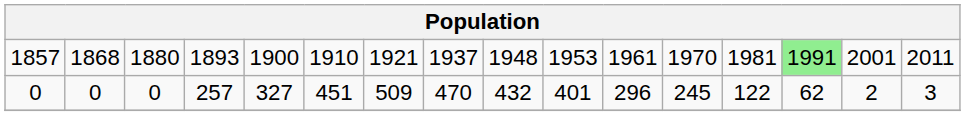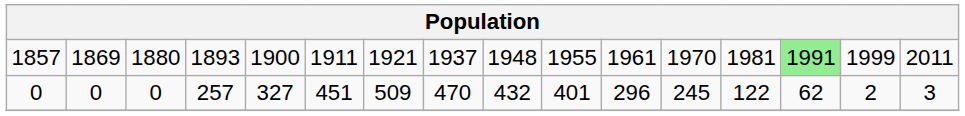(95, 57) 1868 -> (96, 57) 1869
(334, 57) 1910 -> (334, 57) 1911
(573, 57) 1953 -> (572, 57) 1955
(872, 57) 2001 -> (871, 57) 1999
